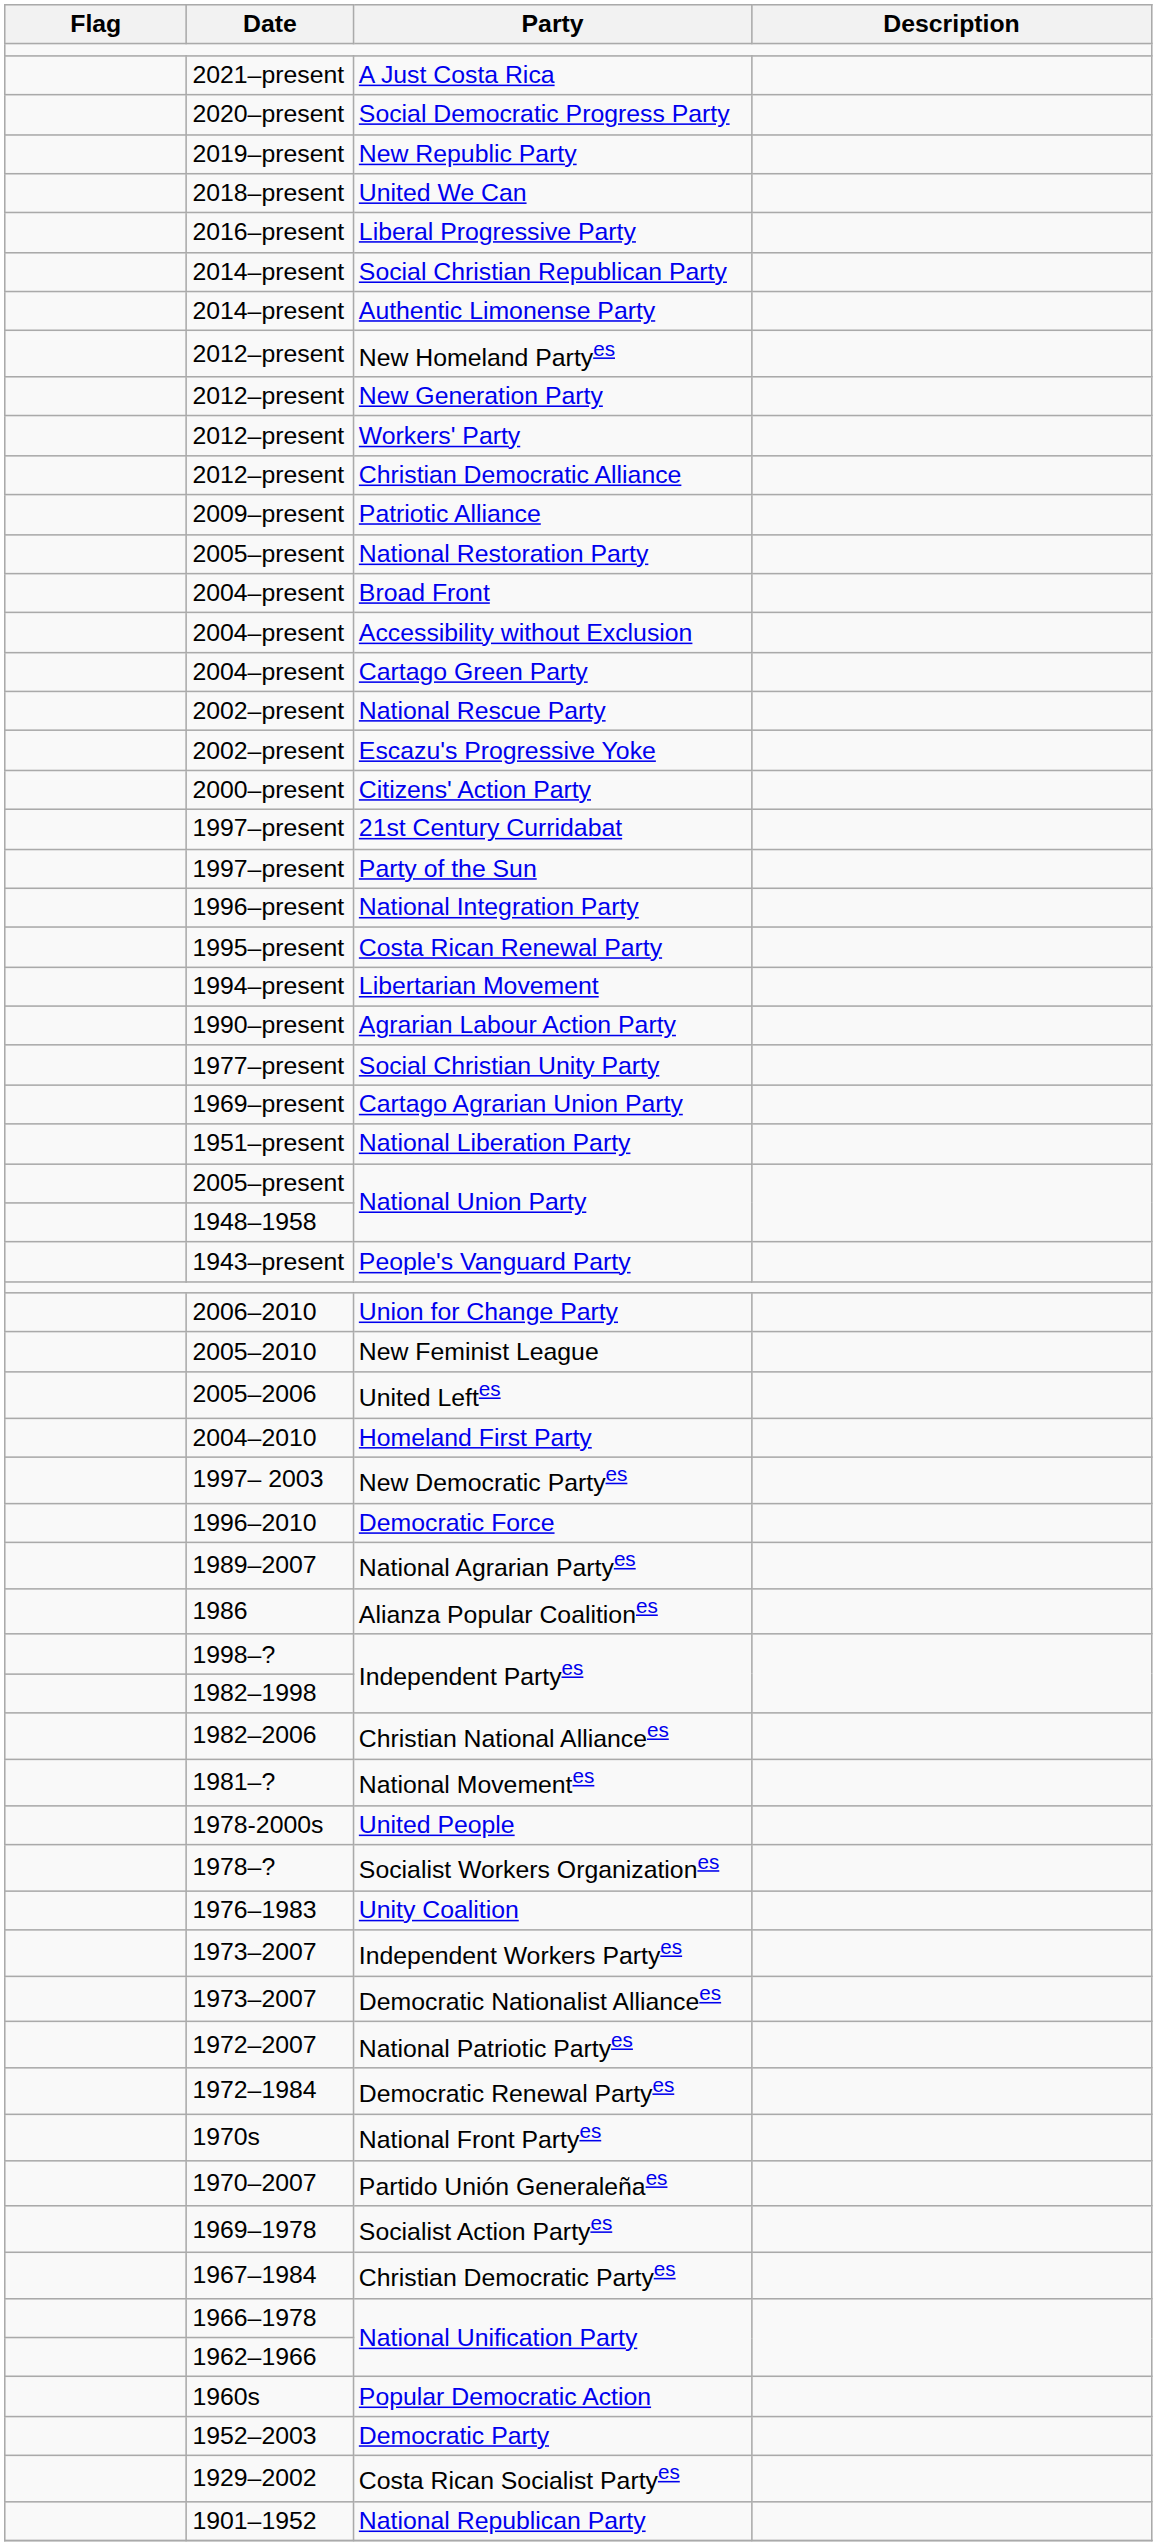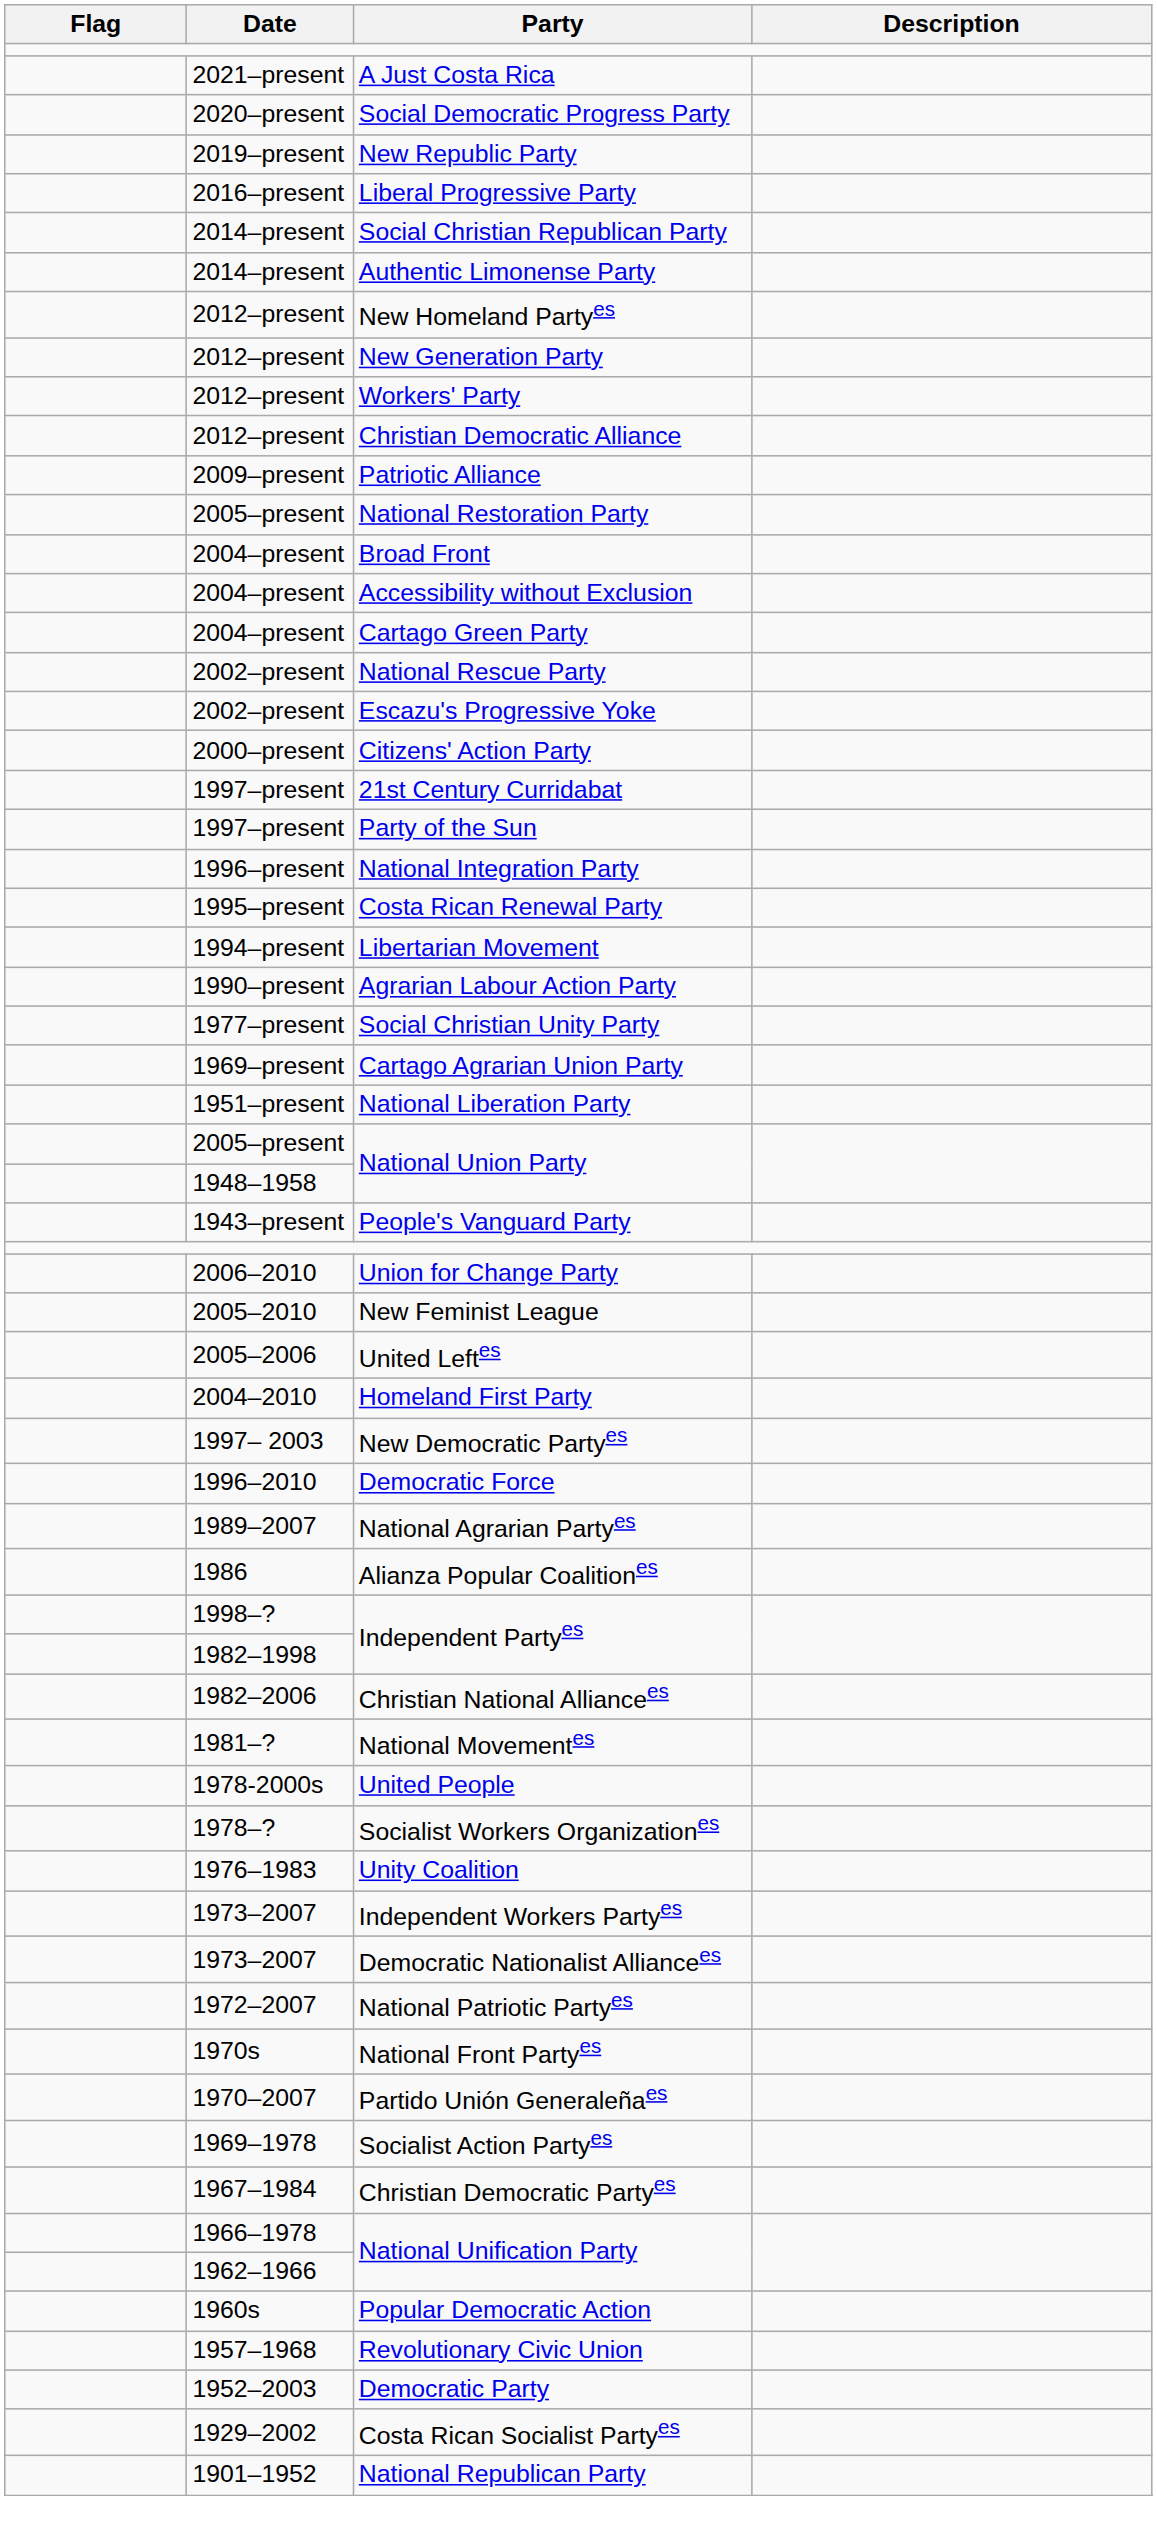- row: (268, 192)
- row: (254, 2090)
+ row: (254, 2350)
